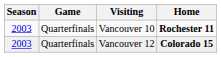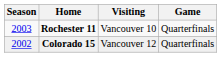columns swapped: (68, 12) <-> (187, 12)
(21, 44) 2003 -> (21, 44) 2002
